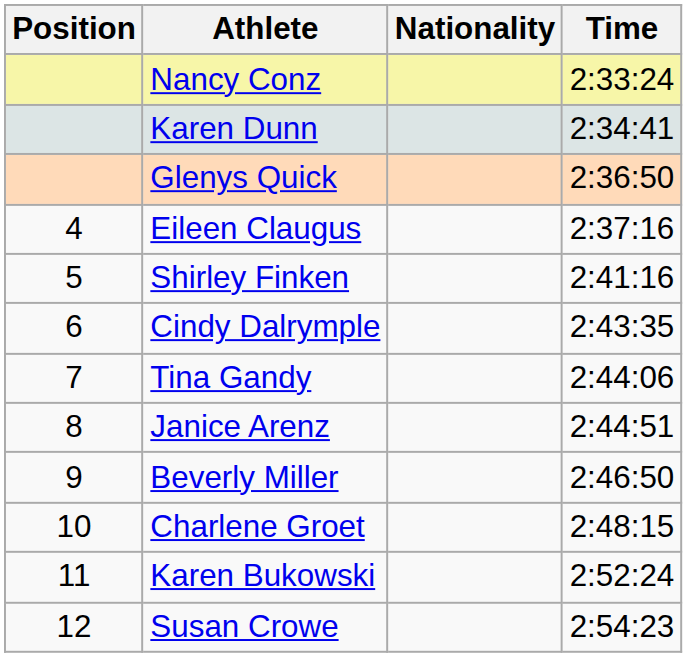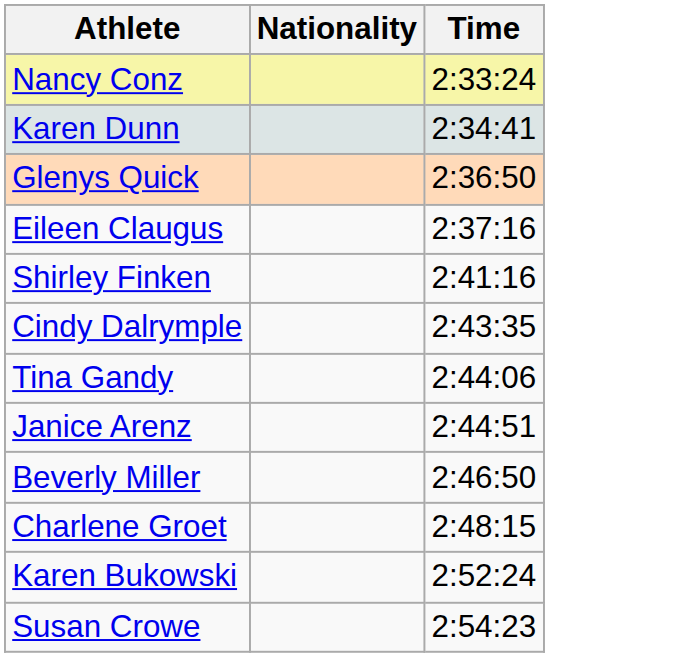- column: (74, 29)
